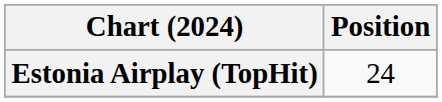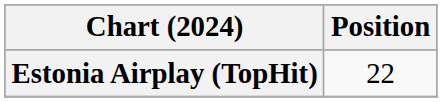(381, 73) 24 -> (381, 73) 22
